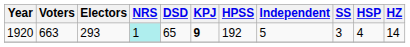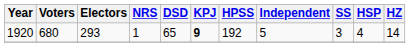(49, 32) 663 -> (49, 32) 680
(136, 32) paleturquoise background -> (136, 32) no background
